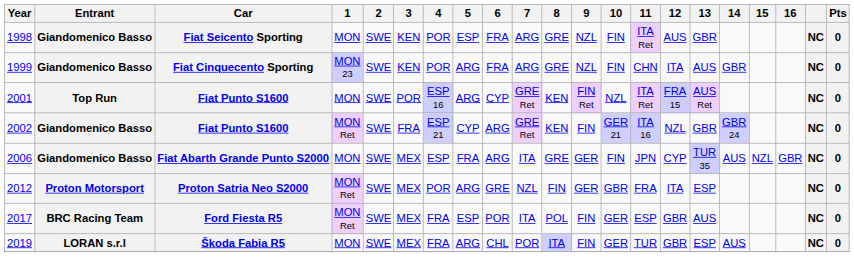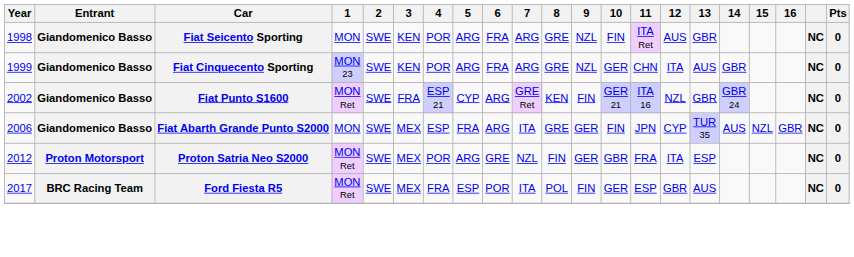(468, 38) ESP -> (468, 38) ARG
(616, 68) FIN -> (616, 68) GER
- row: (20, 98)
- row: (20, 243)
